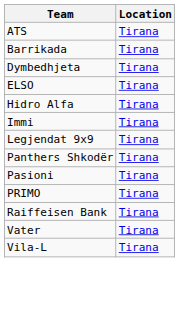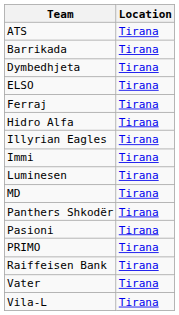+ row: (27, 103)
+ row: (57, 139)
- row: (50, 139)
+ row: (37, 176)
+ row: (14, 194)
